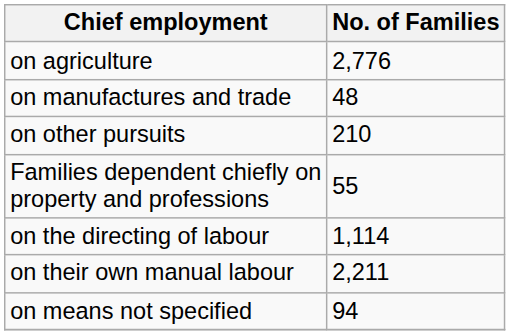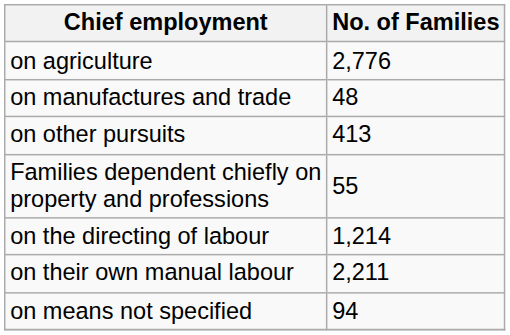(352, 135) 210 -> (352, 135) 413
(361, 236) 1,114 -> (362, 236) 1,214
